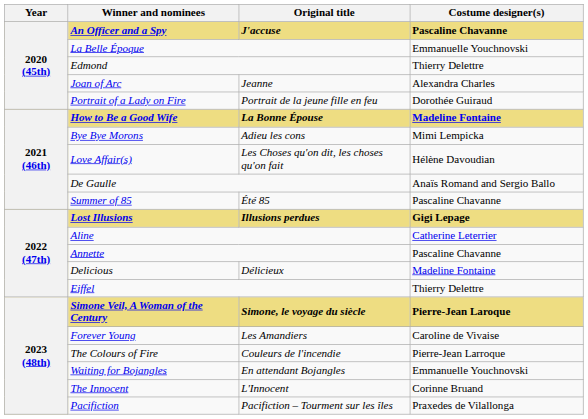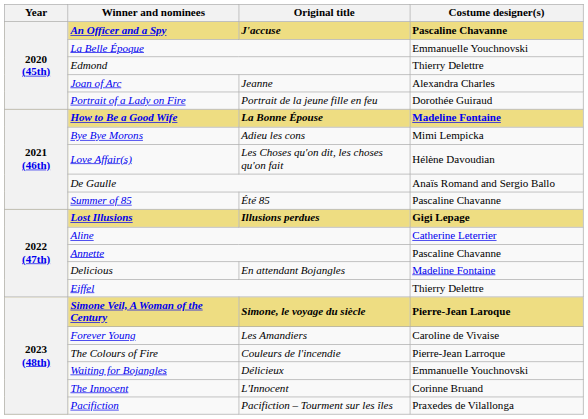(262, 270) Délicieux -> (293, 270) En attendant Bojangles
(293, 370) En attendant Bojangles -> (262, 370) Délicieux
